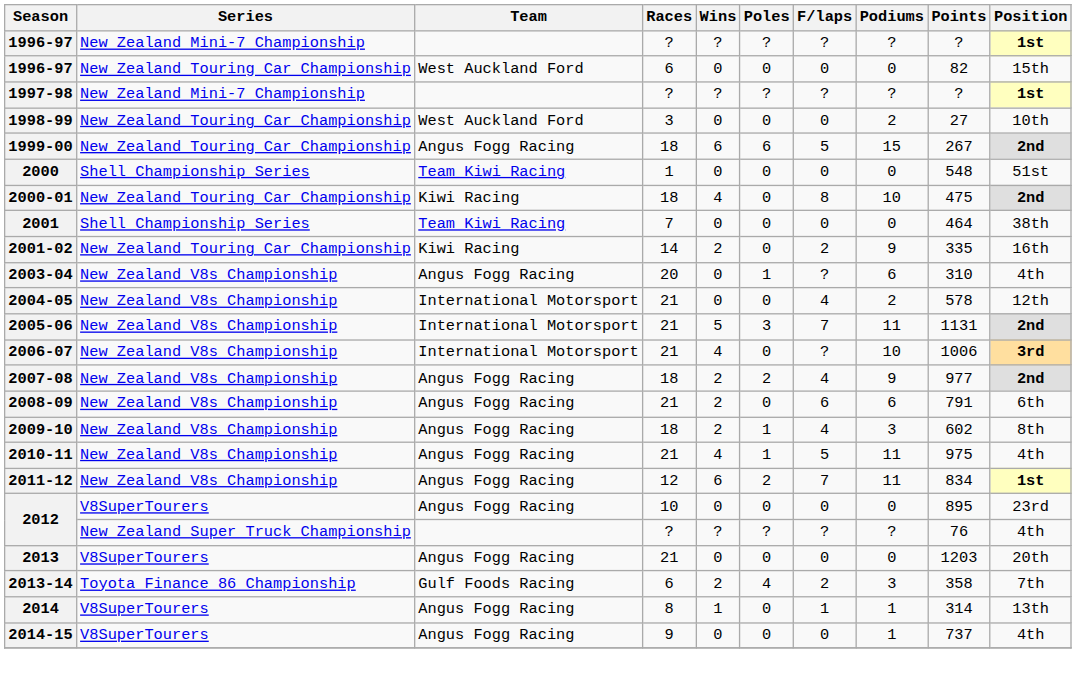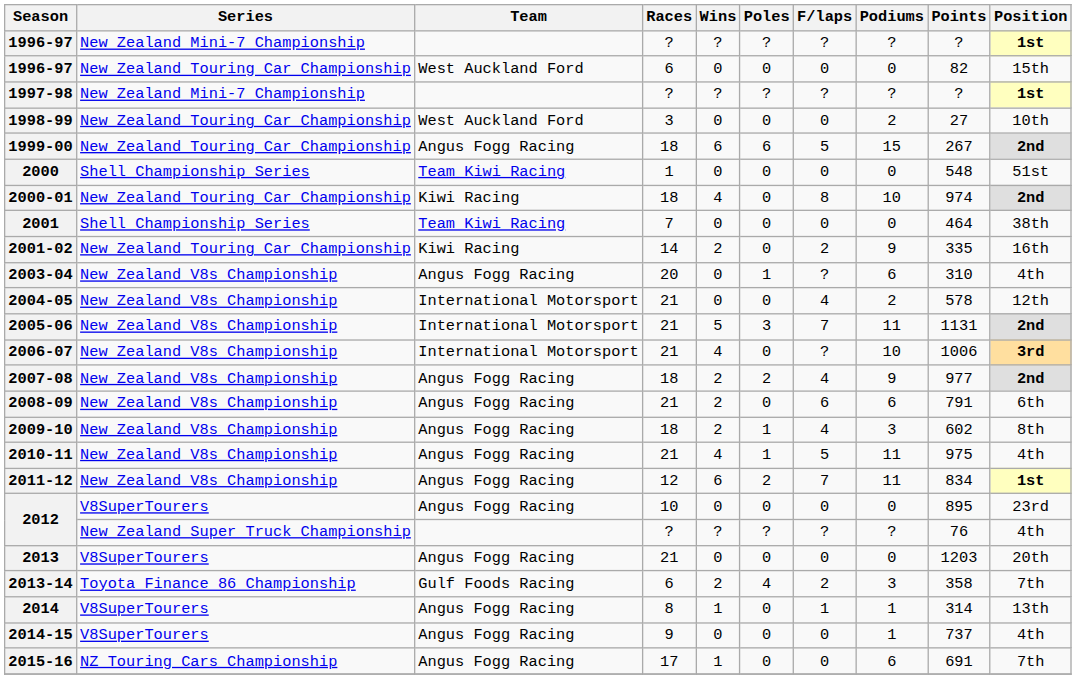(959, 197) 475 -> (959, 197) 974
+ row: (41, 661)
